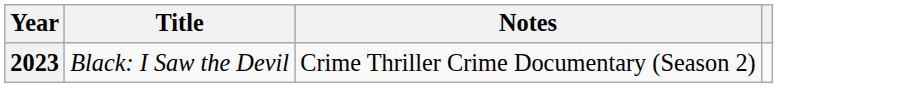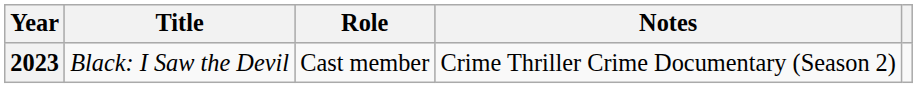+ column: (365, 23)
